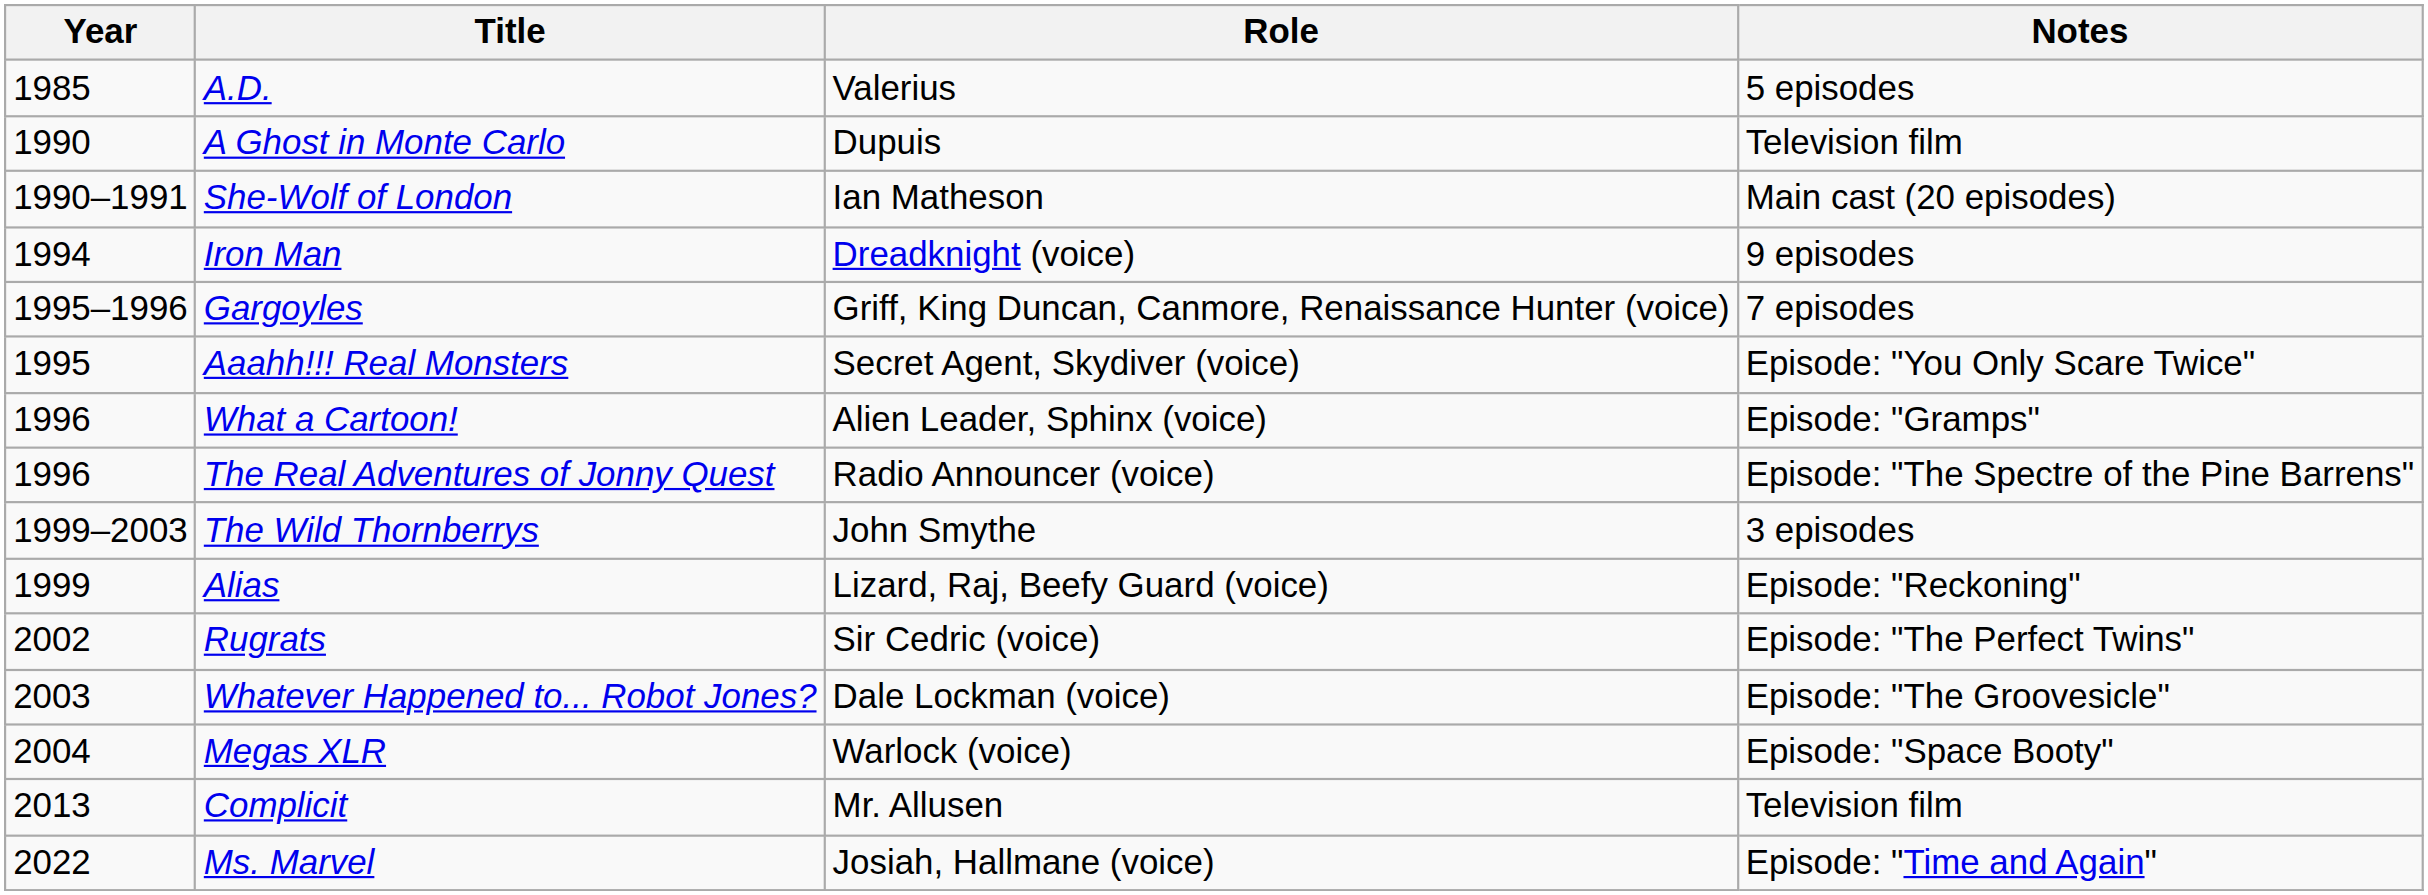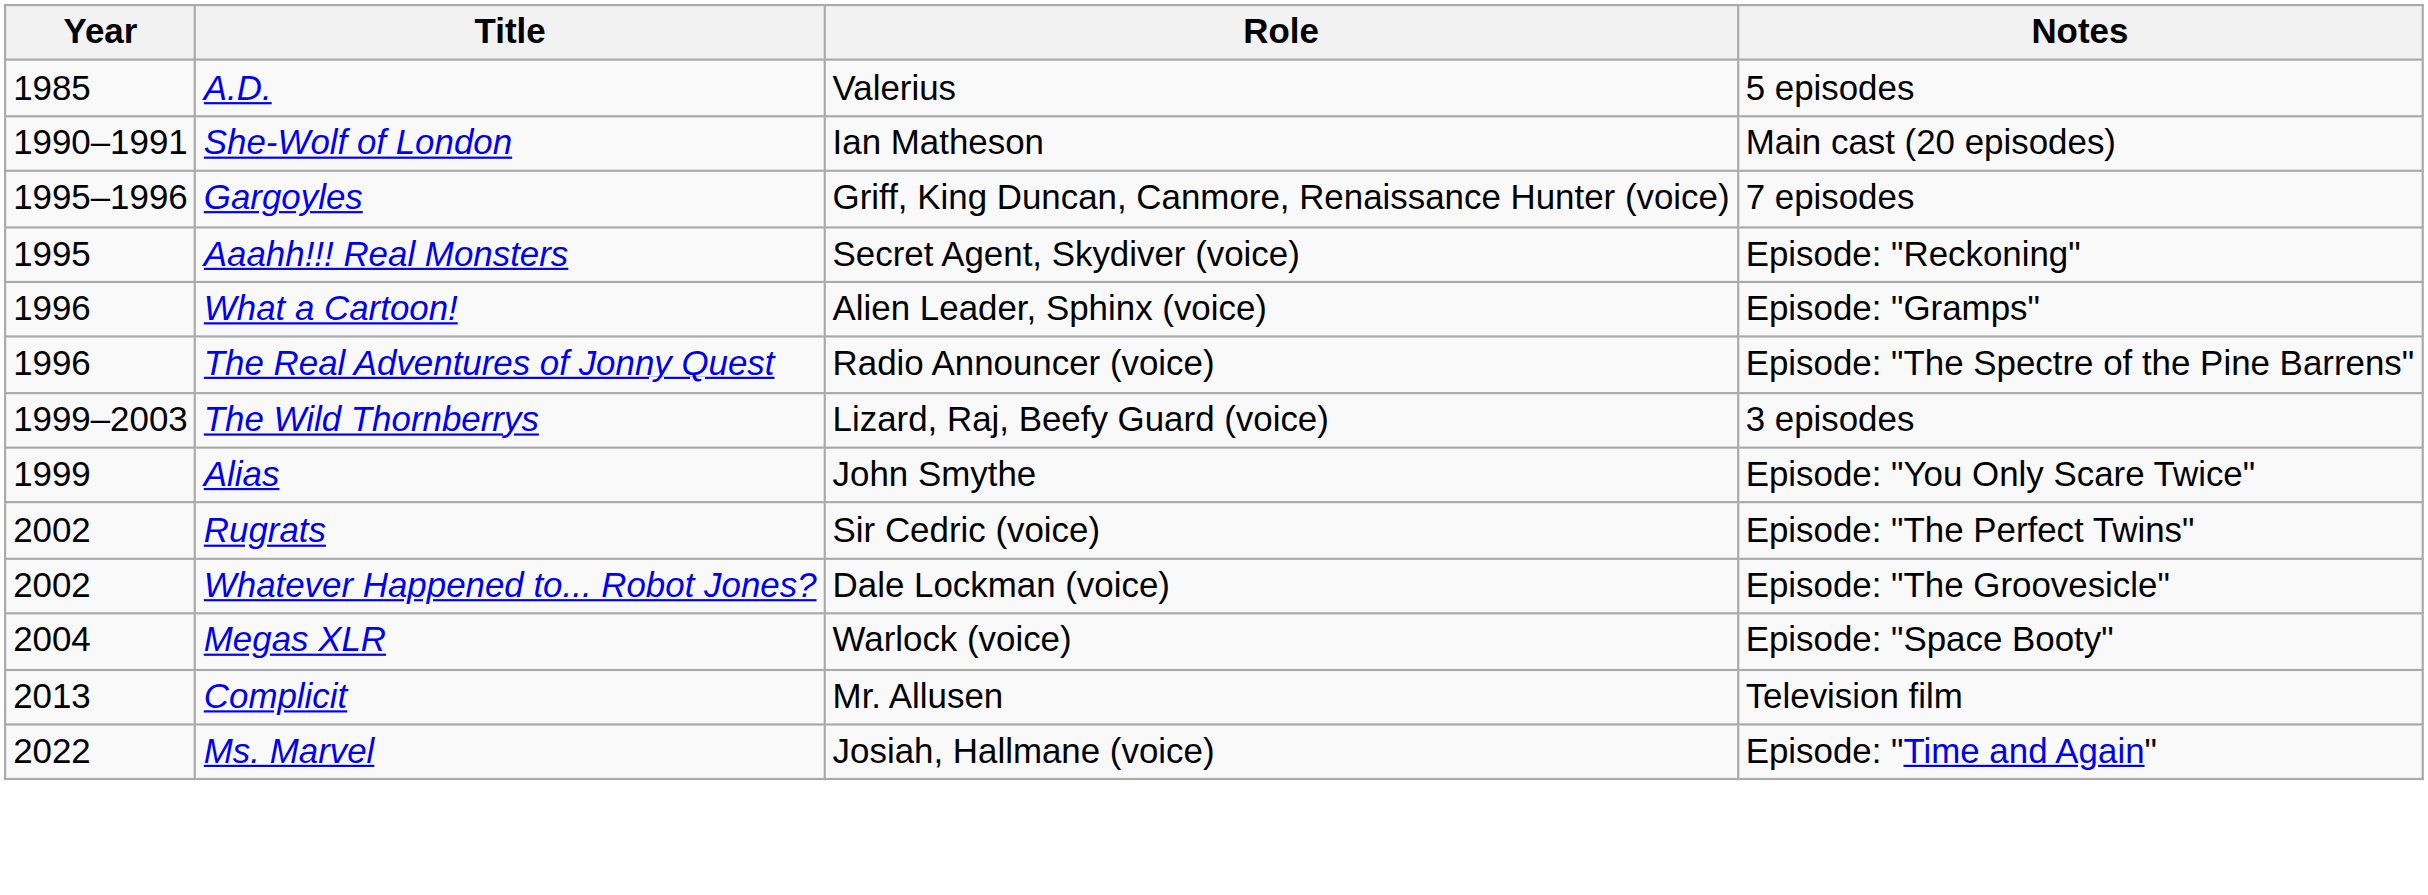- row: (384, 142)
- row: (273, 253)
(2000, 364) Episode: "You Only Scare Twice" -> (1913, 253) Episode: "Reckoning"
(934, 530) John Smythe -> (1081, 419) Lizard, Raj, Beefy Guard (voice)
(1081, 585) Lizard, Raj, Beefy Guard (voice) -> (934, 474) John Smythe
(1913, 585) Episode: "Reckoning" -> (2000, 474) Episode: "You Only Scare Twice"
(52, 695) 2003 -> (52, 585) 2002
